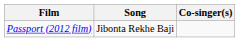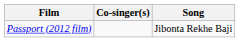columns swapped: (135, 12) <-> (206, 12)
